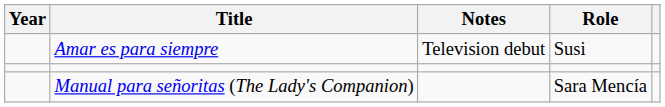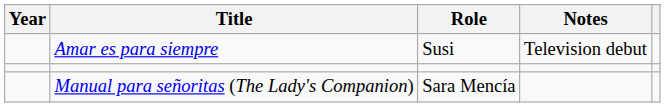columns swapped: (600, 19) <-> (484, 19)
